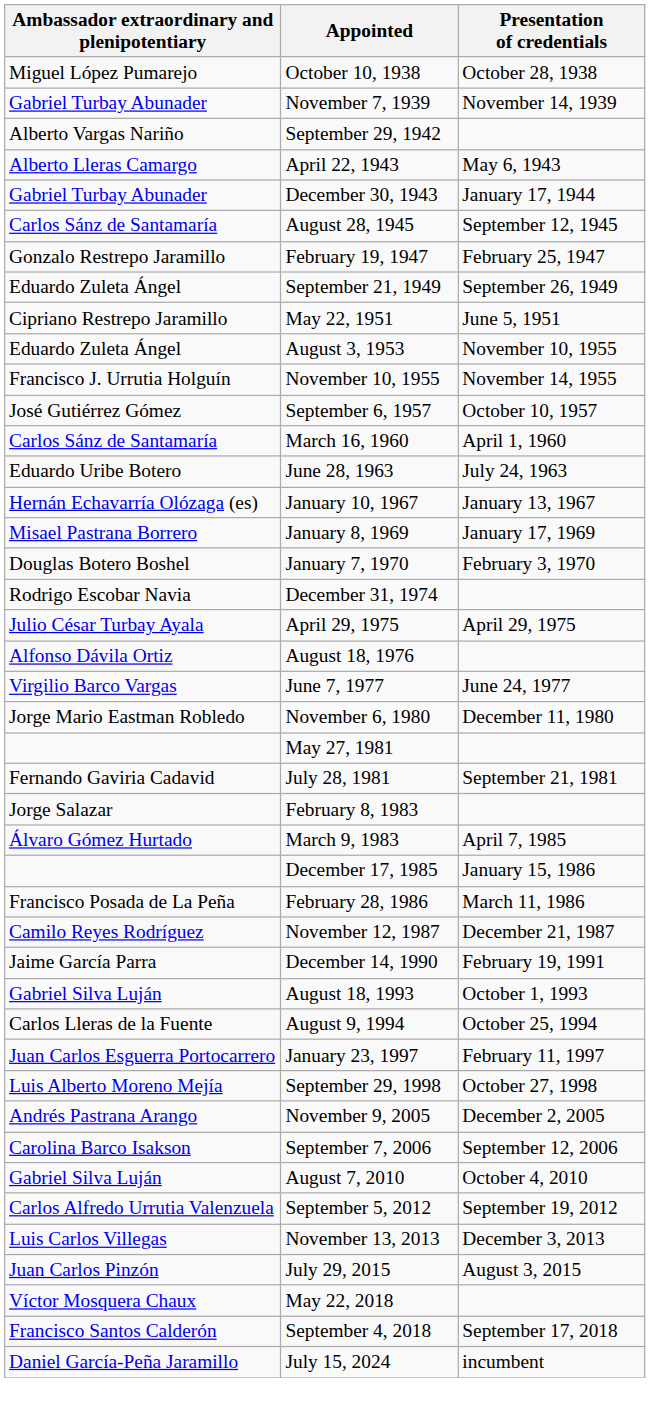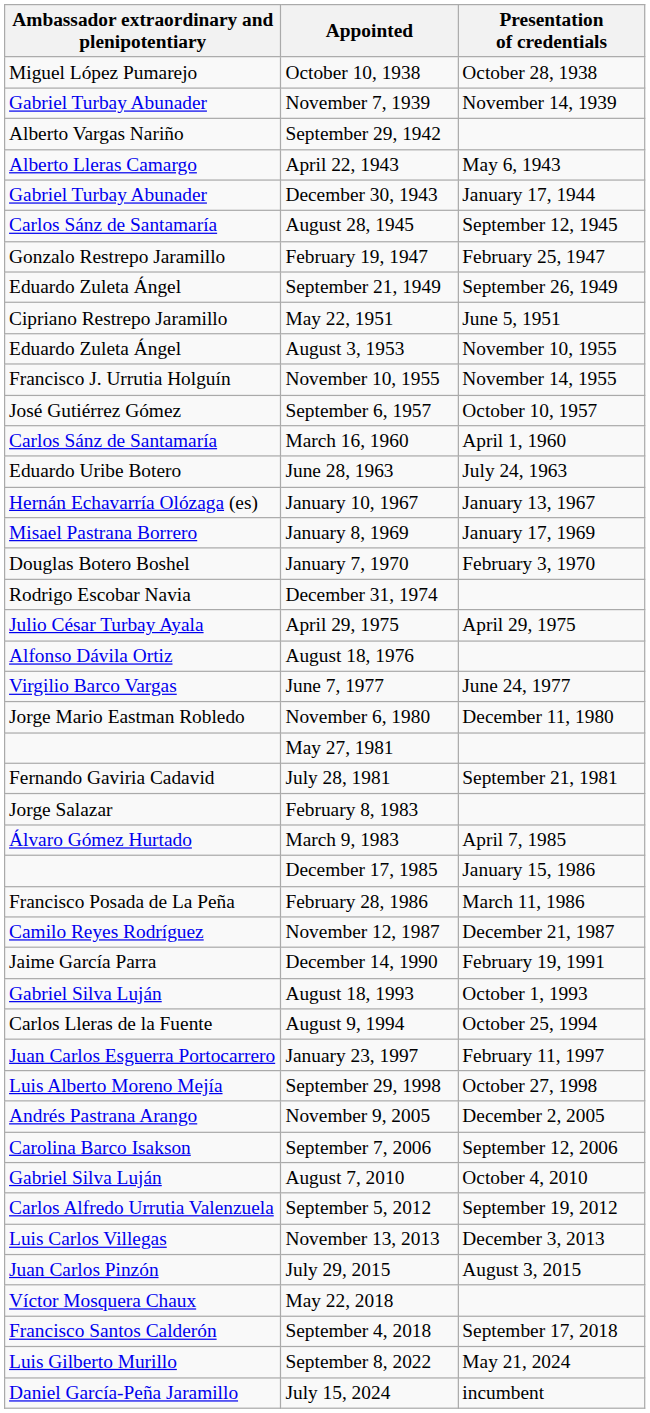+ row: (358, 1361)
